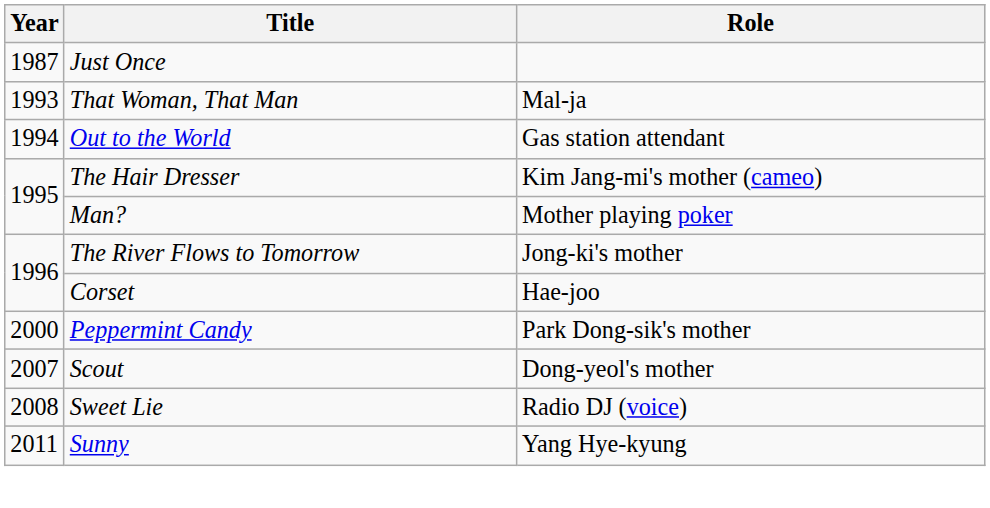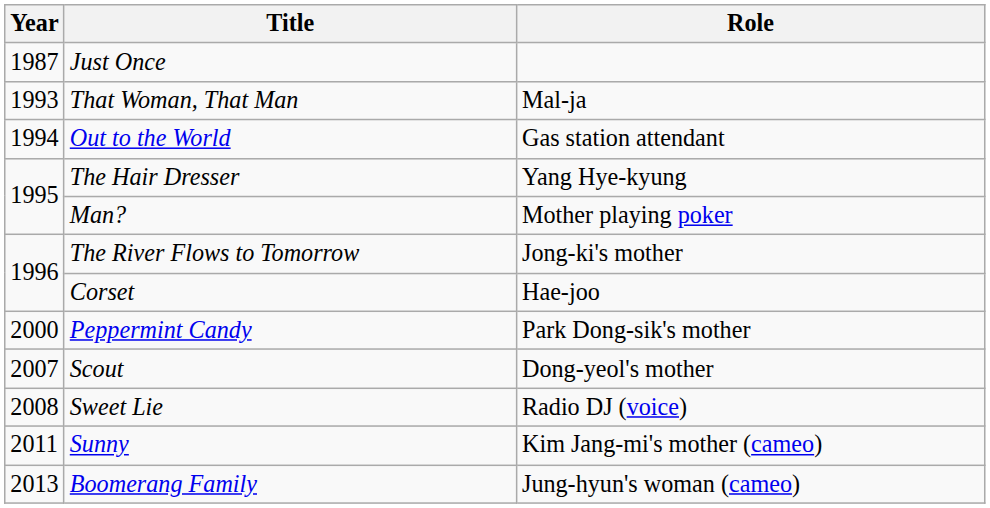(672, 176) Kim Jang-mi's mother (cameo) -> (604, 176) Yang Hye-kyung
(604, 445) Yang Hye-kyung -> (672, 445) Kim Jang-mi's mother (cameo)
+ row: (163, 483)
